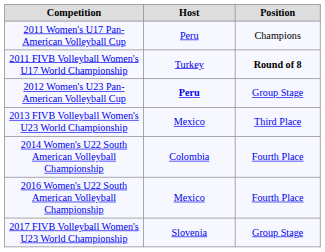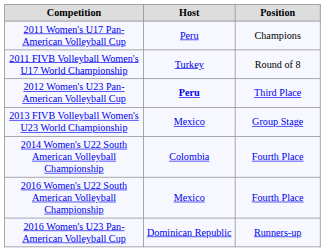(278, 64) bold -> (278, 64) normal
(278, 93) Group Stage -> (278, 93) Third Place
(278, 122) Third Place -> (278, 122) Group Stage
+ row: (74, 232)
- row: (74, 232)
